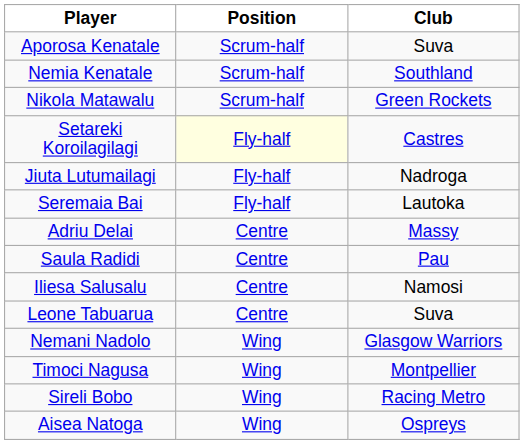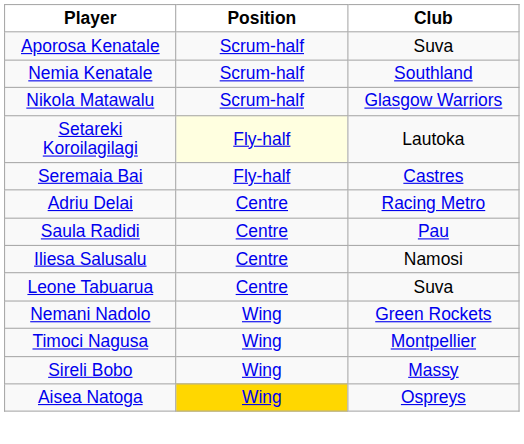(433, 101) Green Rockets -> (433, 101) Glasgow Warriors
(433, 138) Castres -> (433, 138) Lautoka
- row: (90, 176)
(433, 203) Lautoka -> (433, 176) Castres
(433, 231) Massy -> (433, 203) Racing Metro
(433, 342) Glasgow Warriors -> (433, 314) Green Rockets
(433, 397) Racing Metro -> (433, 369) Massy
(262, 425) no background -> (262, 397) gold background
